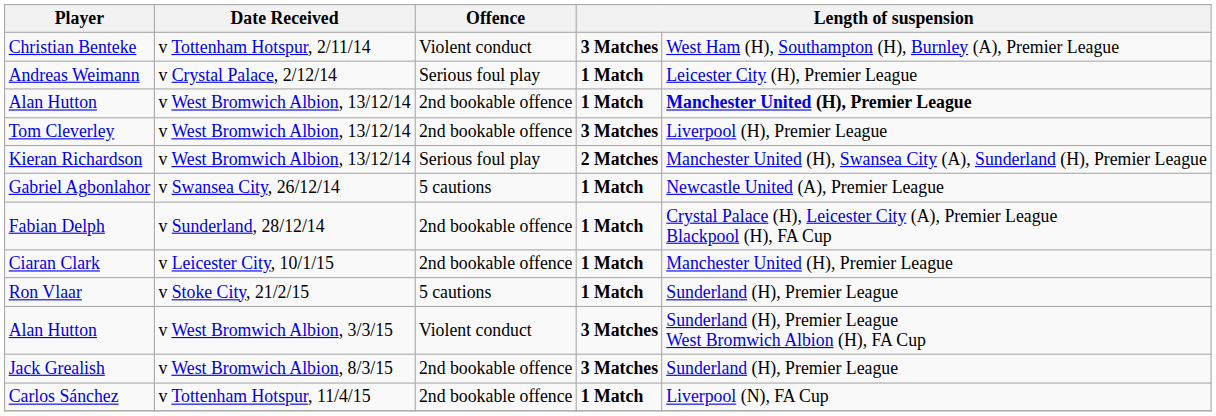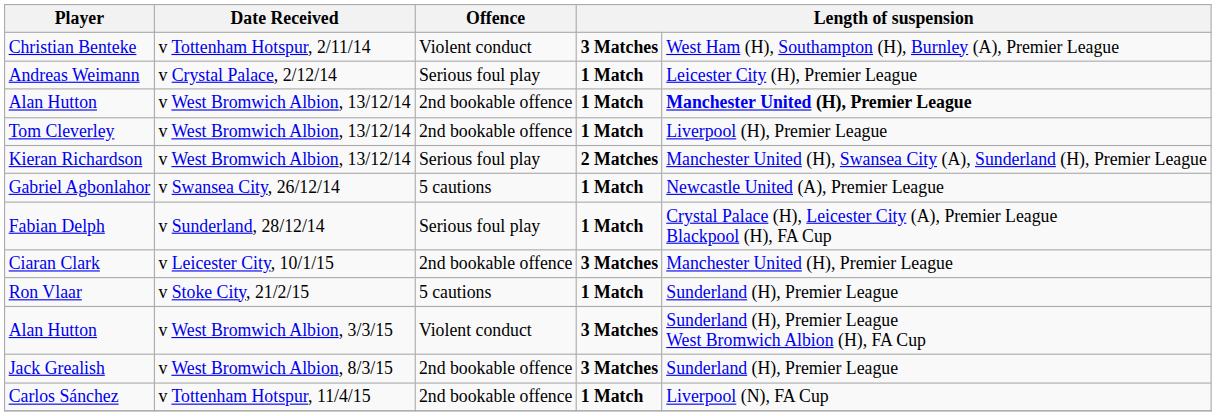(619, 131) 3 Matches -> (612, 131) 1 Match
(496, 225) 2nd bookable offence -> (480, 225) Serious foul play
(612, 263) 1 Match -> (619, 263) 3 Matches
